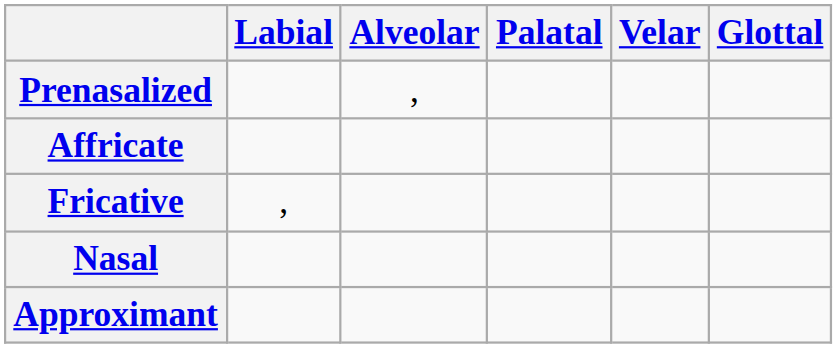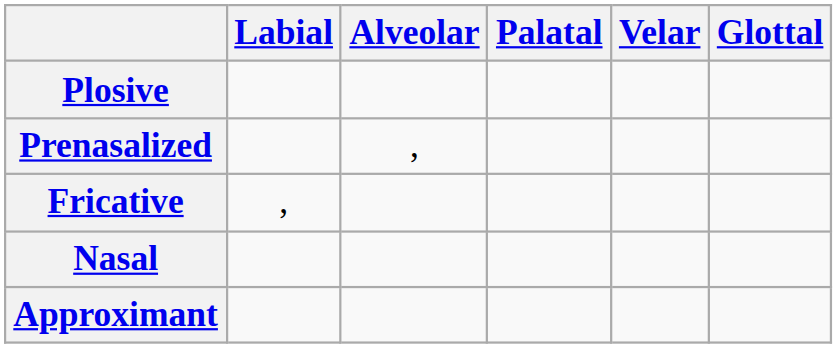+ row: (116, 88)
- row: (116, 145)
